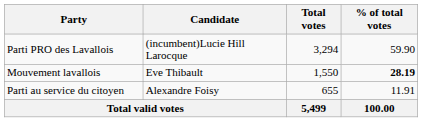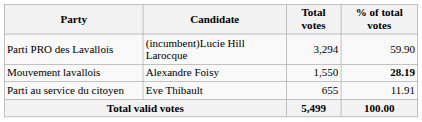(174, 73) Eve Thibault -> (182, 73) Alexandre Foisy
(182, 90) Alexandre Foisy -> (174, 90) Eve Thibault
